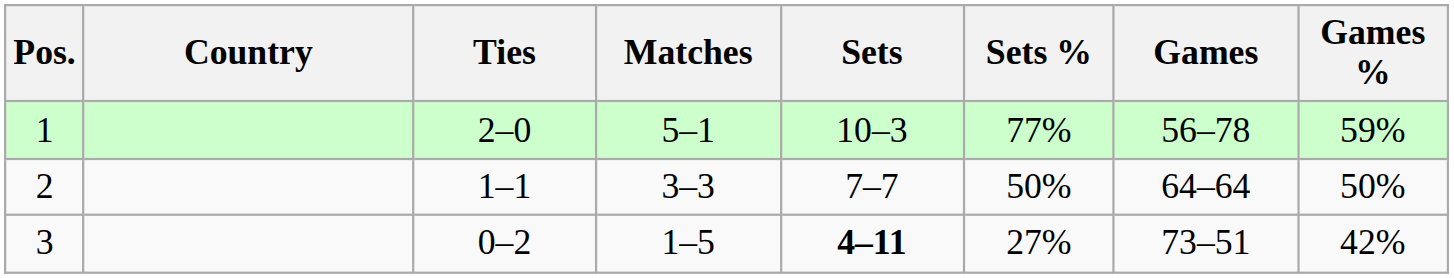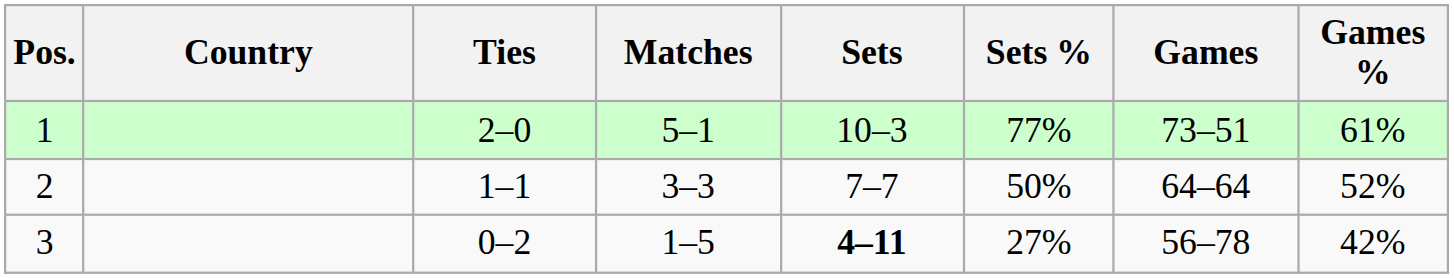(1206, 129) 56–78 -> (1206, 129) 73–51
(1373, 129) 59% -> (1373, 129) 61%
(1373, 186) 50% -> (1373, 186) 52%
(1206, 242) 73–51 -> (1206, 242) 56–78
